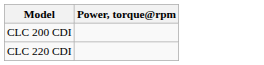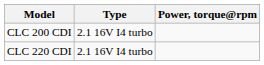+ column: (115, 14)
